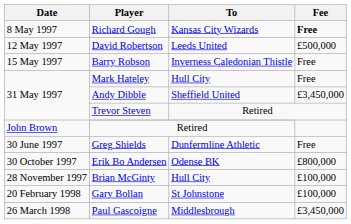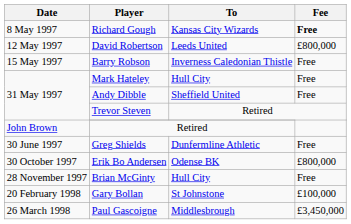(317, 45) £500,000 -> (317, 45) £800,000
(320, 95) £3,450,000 -> (306, 95) Free
(317, 177) £100,000 -> (306, 177) Free
